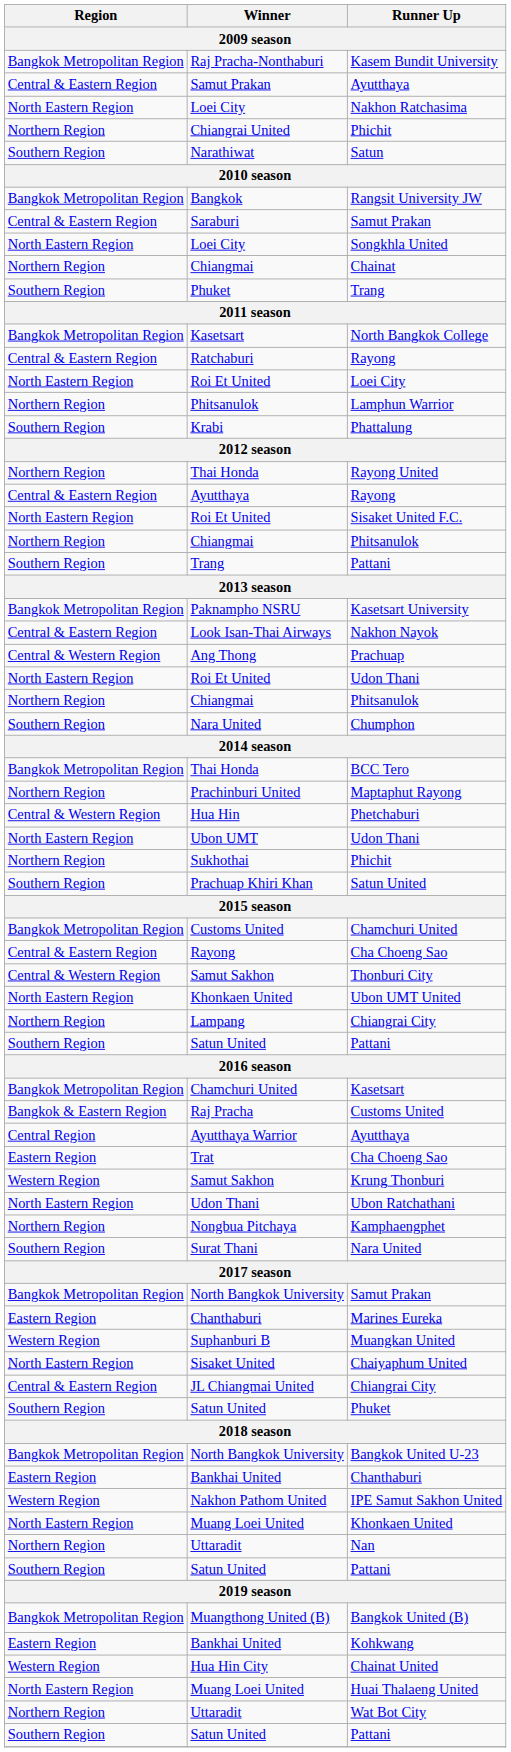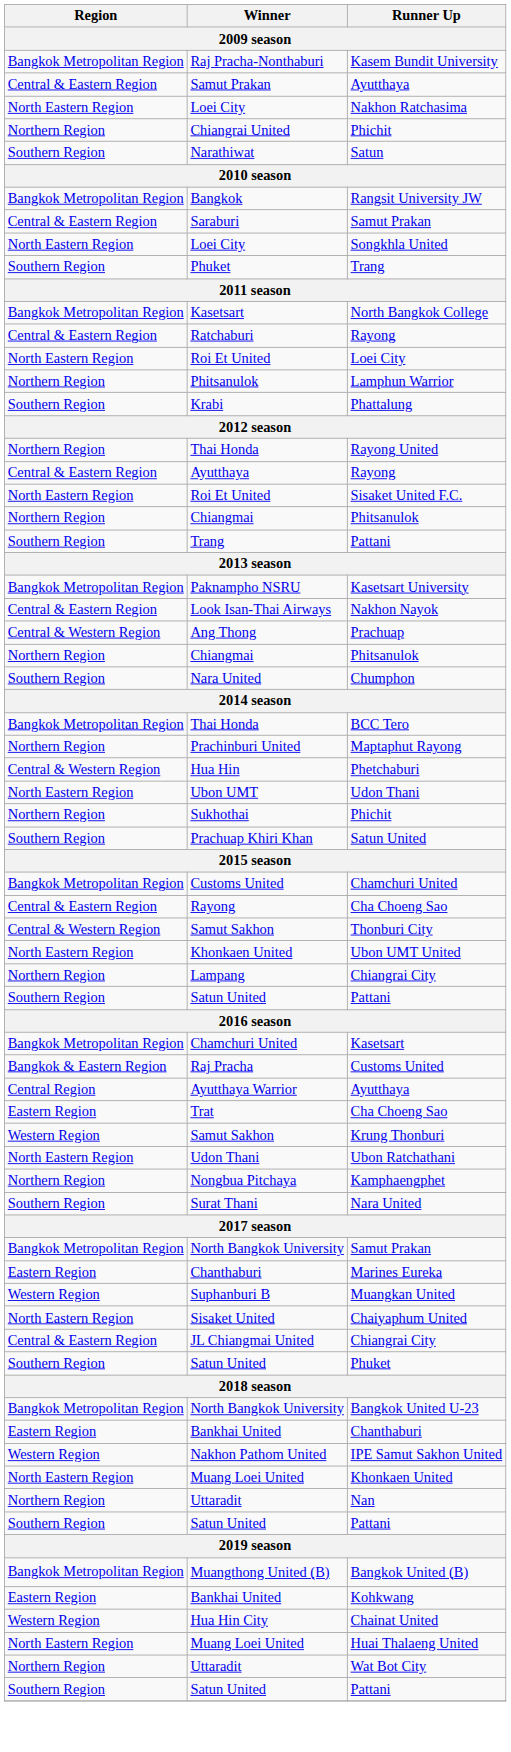- row: (222, 267)
- row: (230, 678)
